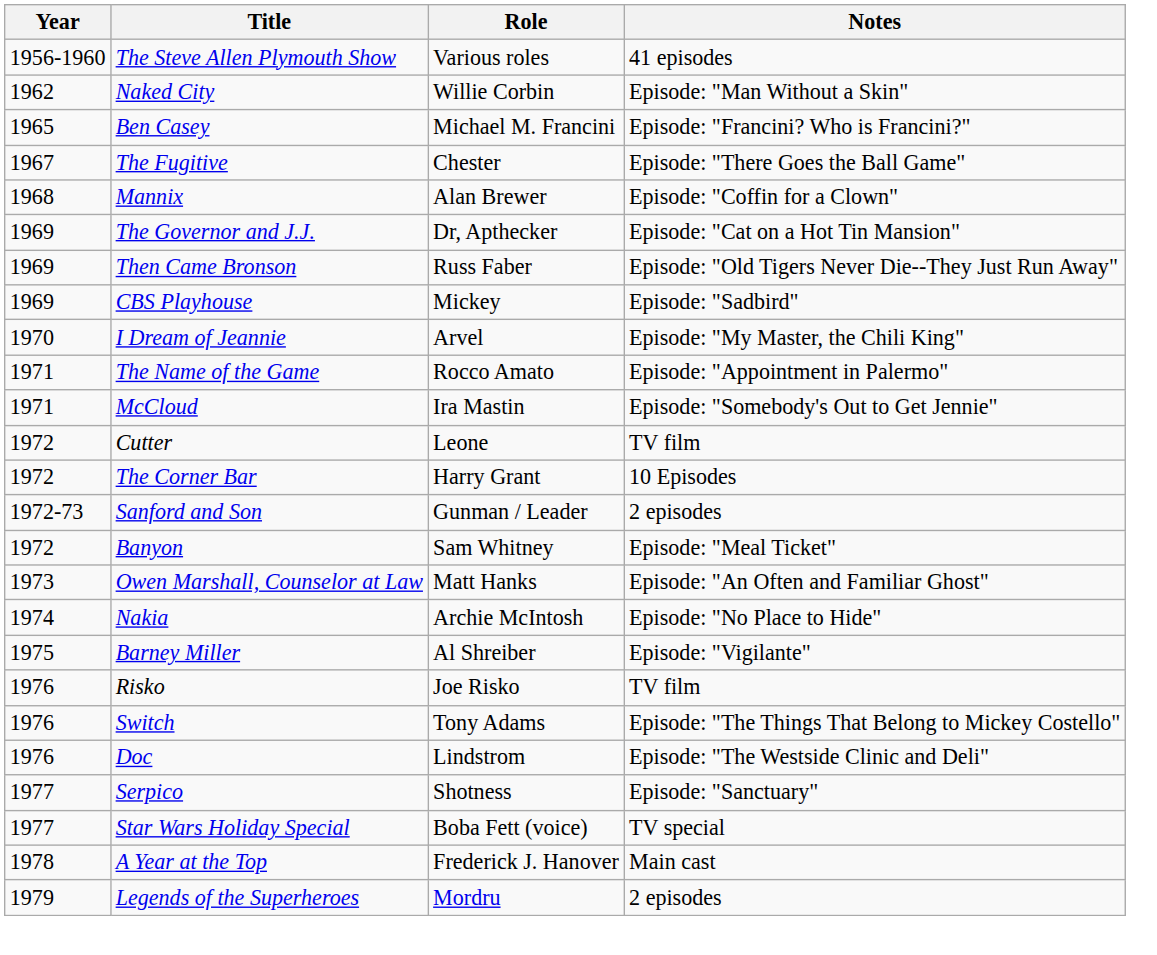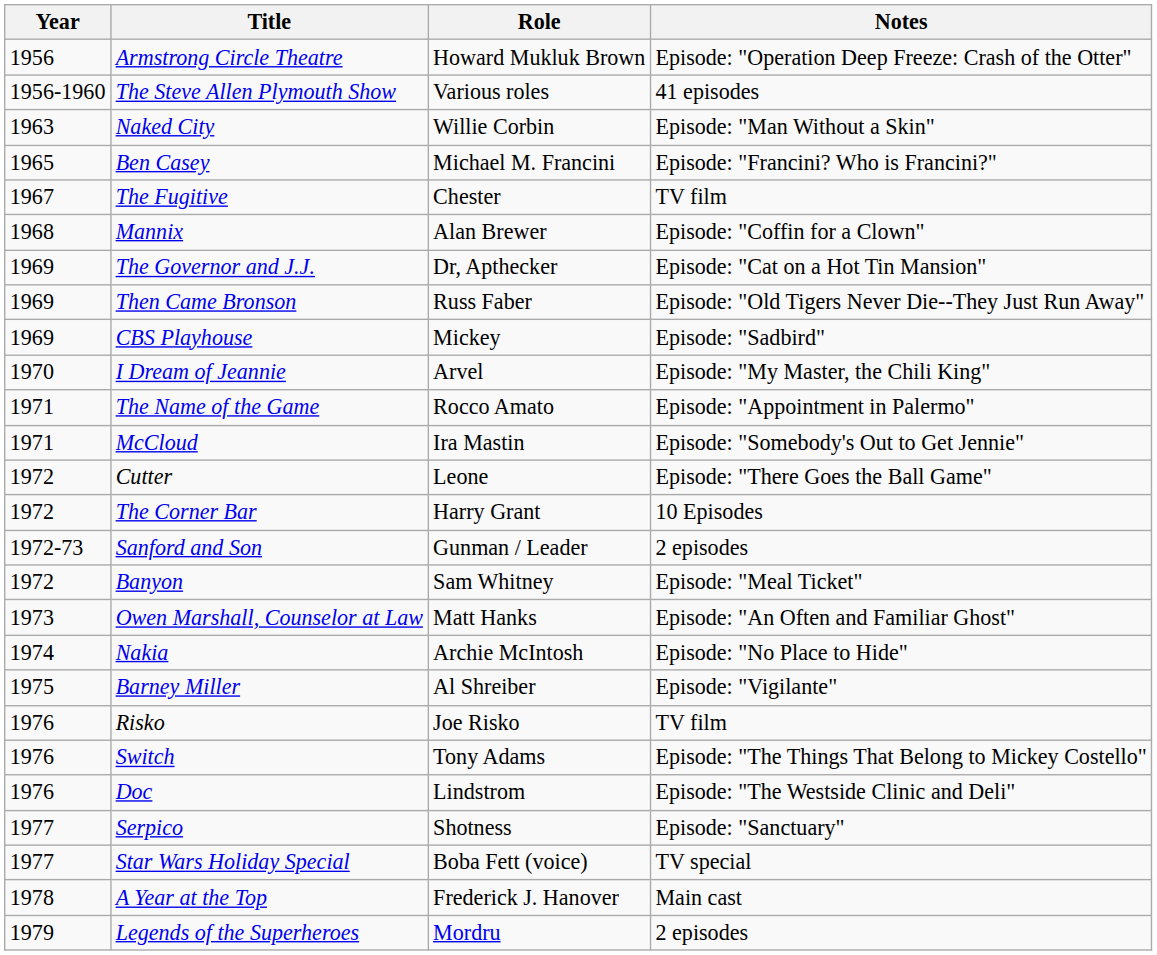+ row: (229, 57)
(32, 92) 1962 -> (32, 127) 1963
(797, 162) Episode: "There Goes the Ball Game" -> (691, 197) TV film
(665, 442) TV film -> (824, 477) Episode: "There Goes the Ball Game"
